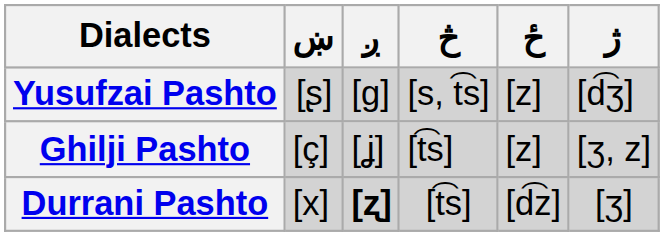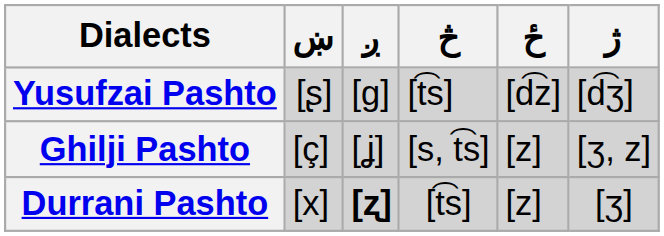(449, 94) [s, t͡s] -> (430, 94) [t͡s]
(524, 94) [z] -> (533, 94) [d͡z]
(430, 148) [t͡s] -> (449, 148) [s, t͡s]
(533, 203) [d͡z] -> (524, 203) [z]
